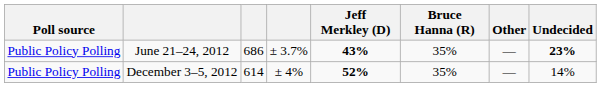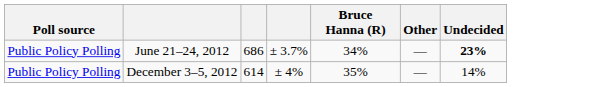- column: (356, 22)
(445, 51) 35% -> (356, 51) 34%
